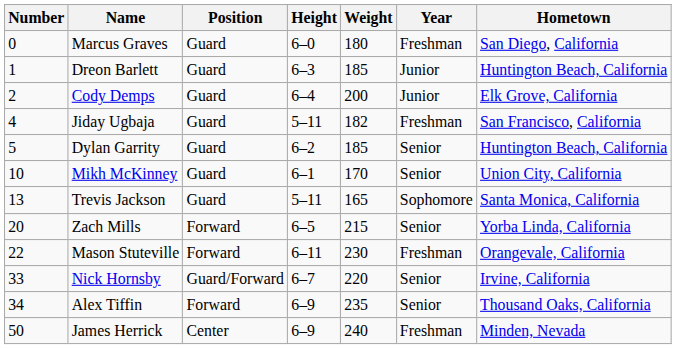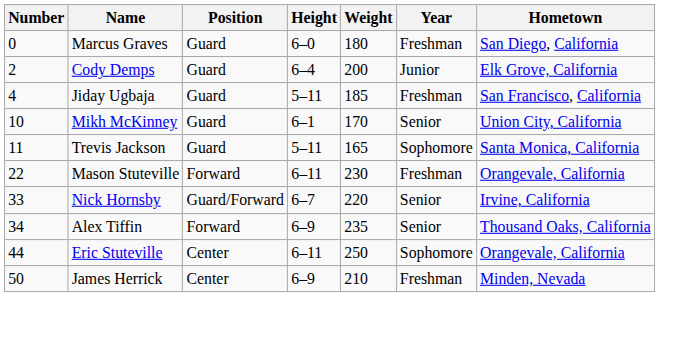- row: (115, 69)
(356, 121) 182 -> (356, 95) 185
- row: (116, 148)
(16, 200) 13 -> (16, 148) 11
- row: (106, 226)
+ row: (117, 252)
(356, 330) 240 -> (356, 278) 210
